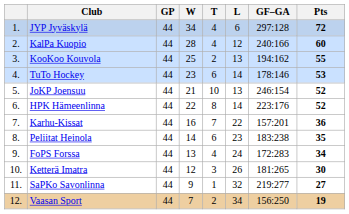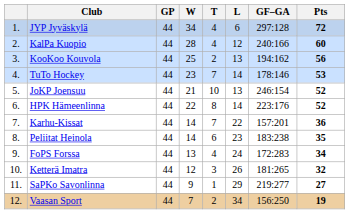(321, 59) 55 -> (321, 59) 56
(214, 75) 6 -> (214, 75) 7
(191, 122) 16 -> (191, 122) 14
(321, 169) 30 -> (321, 169) 32
(237, 185) 32 -> (237, 185) 29
